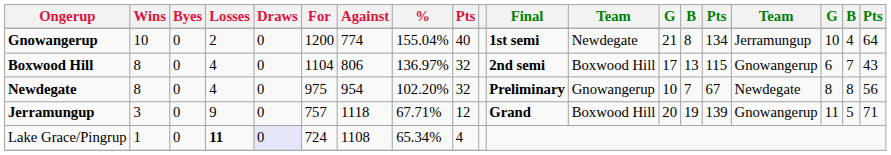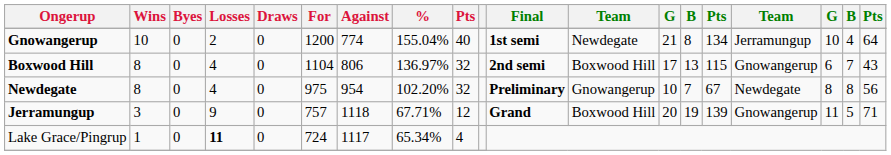(261, 137) lavender background -> (261, 137) no background
(355, 137) 1108 -> (355, 137) 1117
